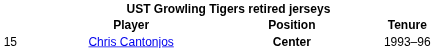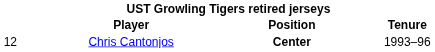(10, 42) 15 -> (10, 42) 12
